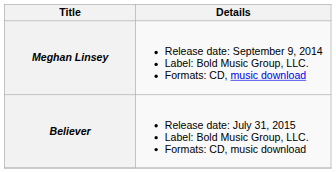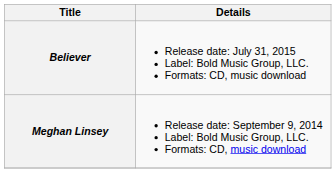rows swapped: (70, 58) <-> (70, 131)
